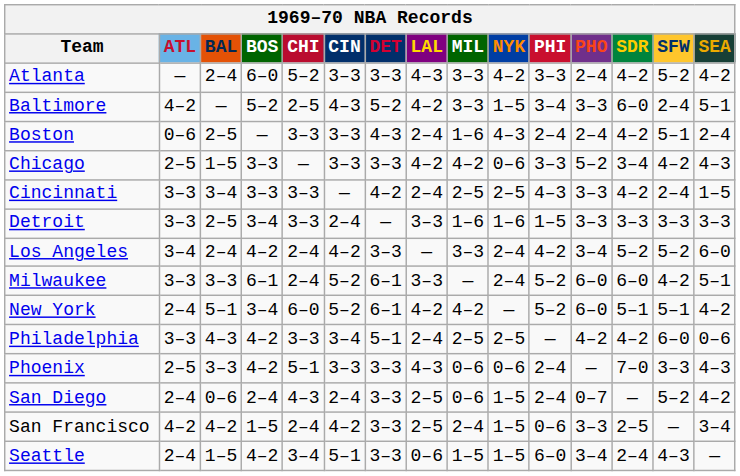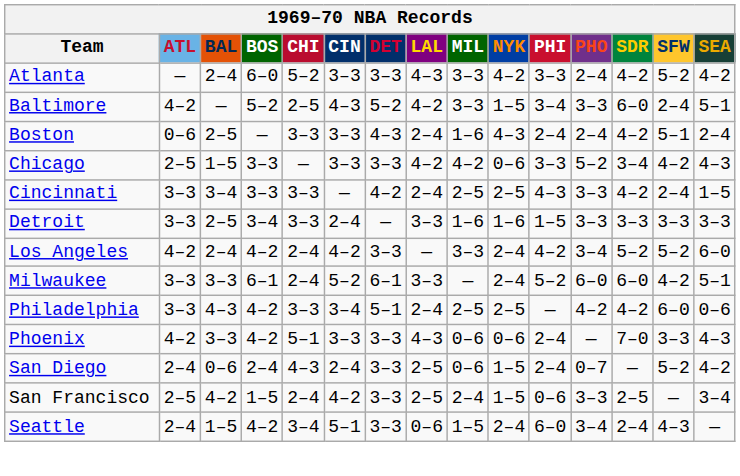(180, 252) 3–4 -> (180, 252) 4–2
- row: (52, 311)
(180, 369) 2–5 -> (180, 340) 4–2
(180, 427) 4–2 -> (180, 398) 2–5
(509, 456) 1–5 -> (509, 427) 2–4
